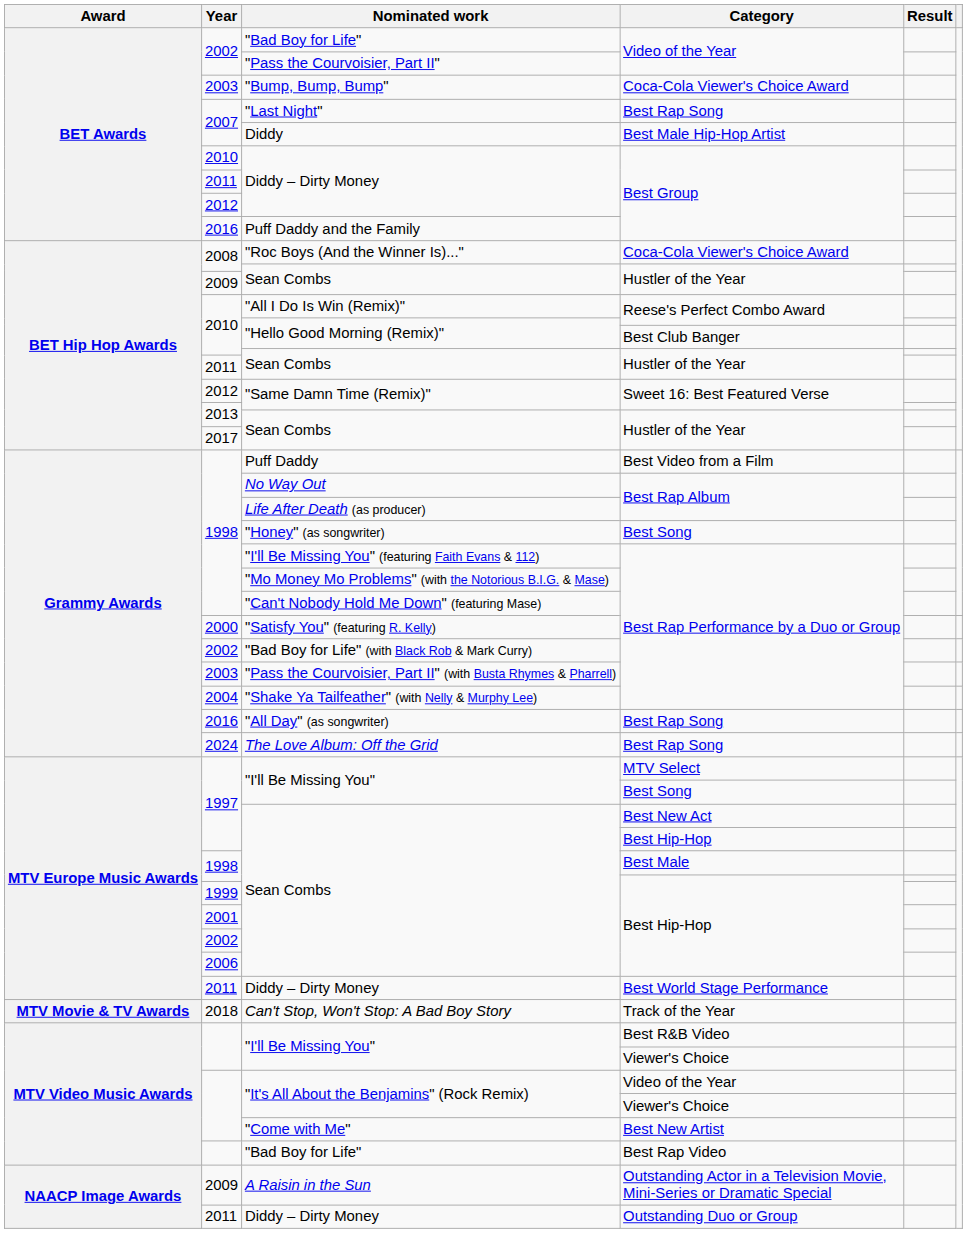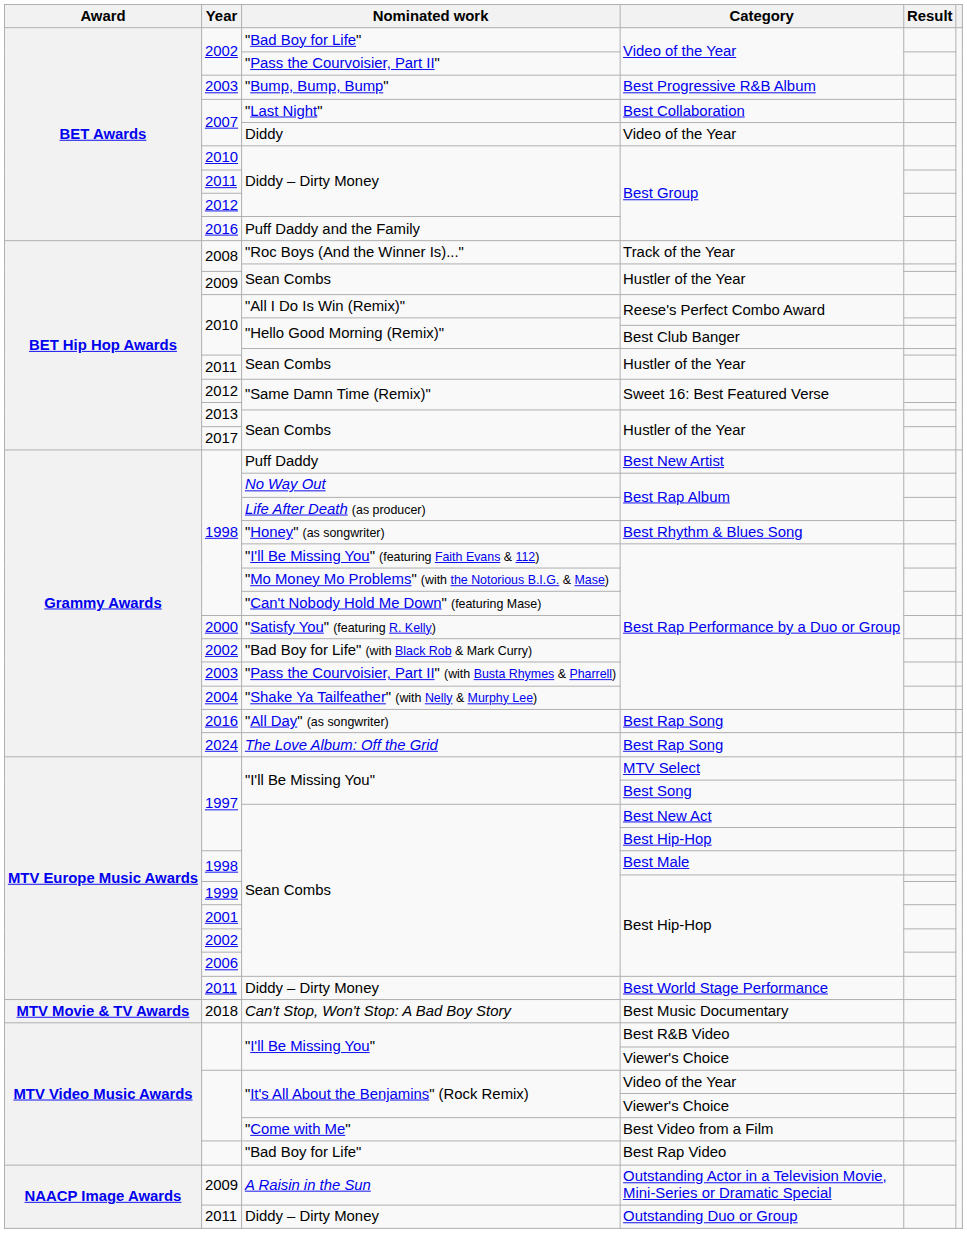(736, 87) Coca-Cola Viewer's Choice Award -> (719, 87) Best Progressive R&B Album
(673, 110) Best Rap Song -> (684, 110) Best Collaboration
(704, 134) Best Male Hip-Hop Artist -> (680, 134) Video of the Year
(736, 252) Coca-Cola Viewer's Choice Award -> (679, 252) Track of the Year
(698, 461) Best Video from a Film -> (674, 461) Best New Artist
(657, 532) Best Song -> (713, 532) Best Rhythm & Blues Song
(679, 1011) Track of the Year -> (706, 1011) Best Music Documentary
(674, 1129) Best New Artist -> (698, 1129) Best Video from a Film
